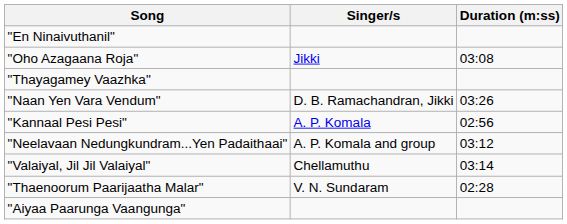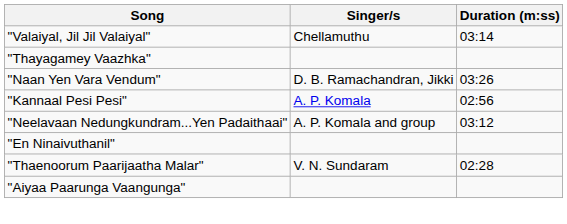rows swapped: (61, 37) <-> (79, 165)
- row: (73, 58)
